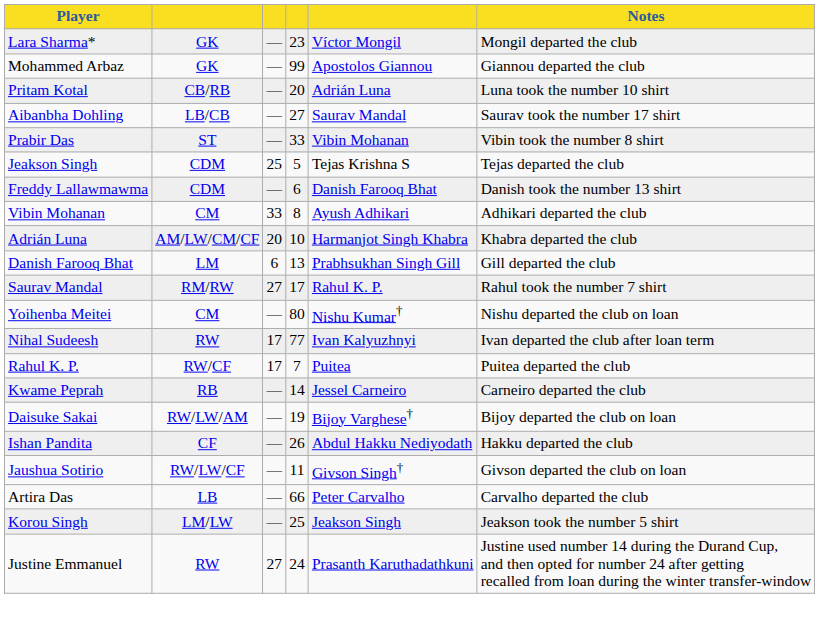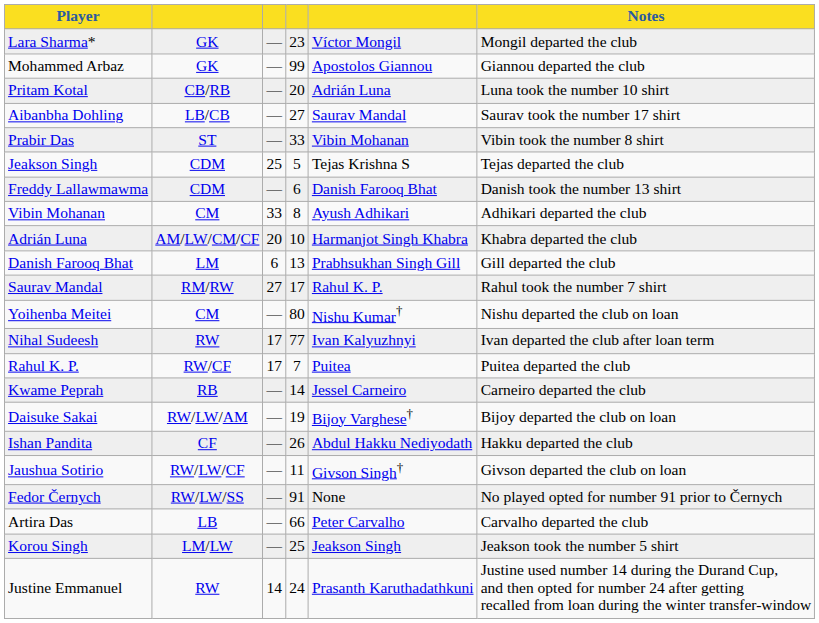+ row: (54, 497)
(274, 563) 27 -> (274, 588) 14
